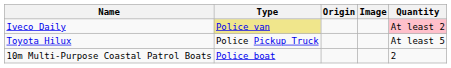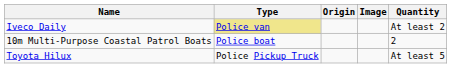(418, 26) pink background -> (418, 26) no background
rows swapped: (39, 41) <-> (109, 56)
